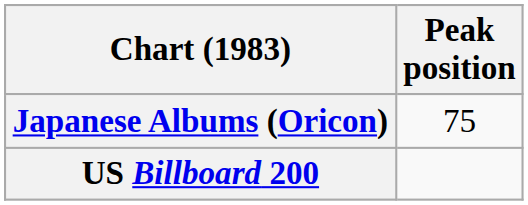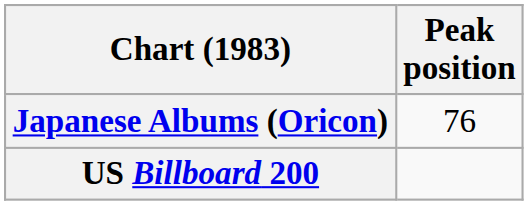(459, 120) 75 -> (459, 120) 76
